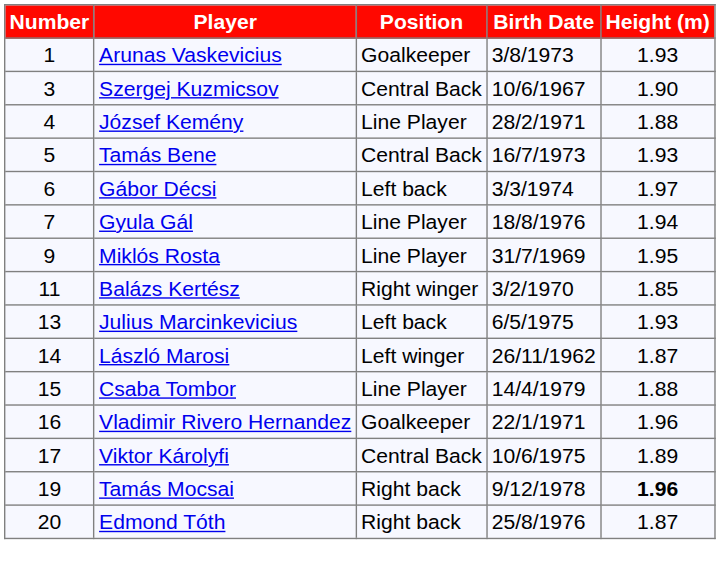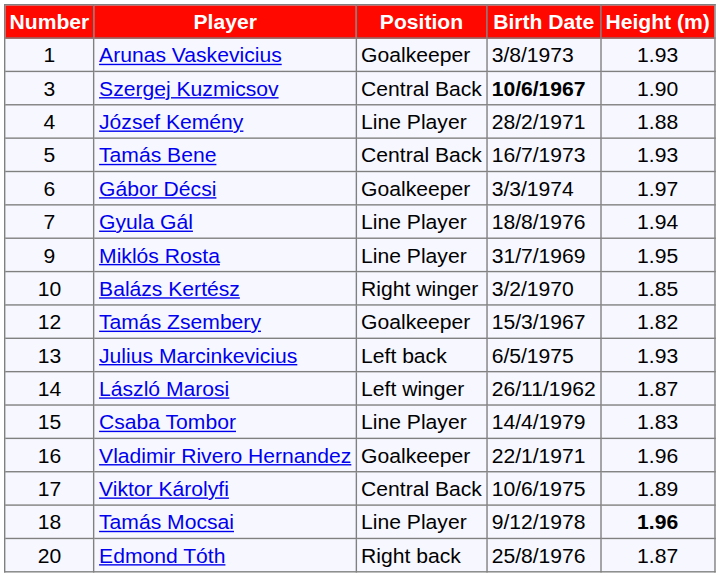(539, 88) normal -> (539, 88) bold
(404, 188) Left back -> (416, 188) Goalkeeper
(49, 288) 11 -> (49, 288) 10
+ row: (180, 322)
(658, 388) 1.88 -> (658, 422) 1.83
(49, 488) 19 -> (49, 522) 18
(411, 488) Right back -> (414, 522) Line Player
